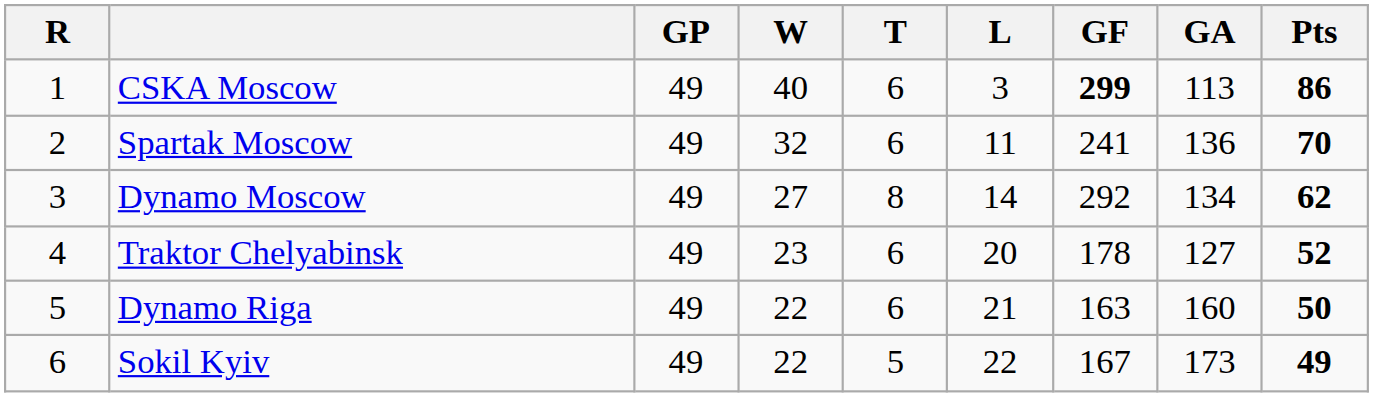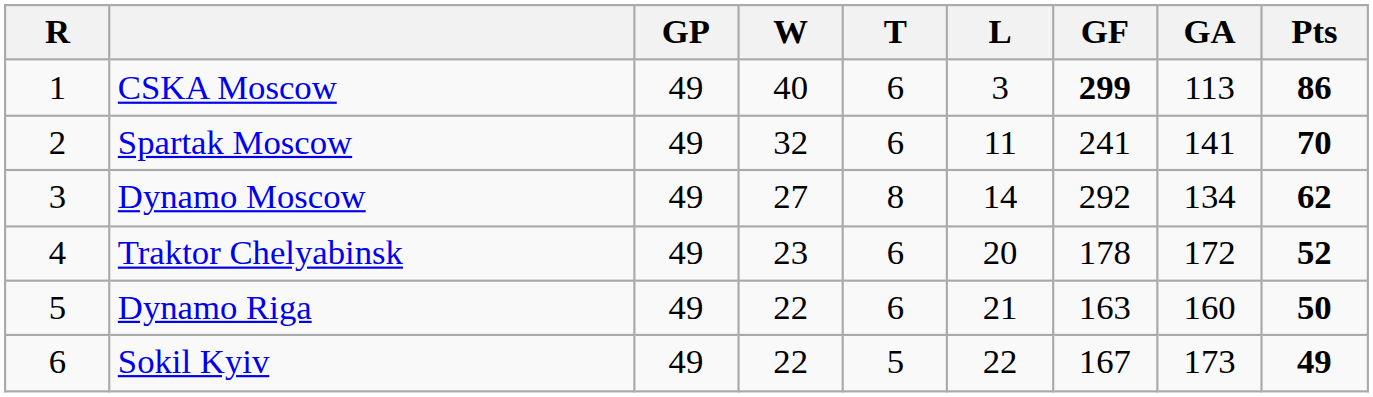(1210, 142) 136 -> (1210, 142) 141
(1210, 252) 127 -> (1210, 252) 172
